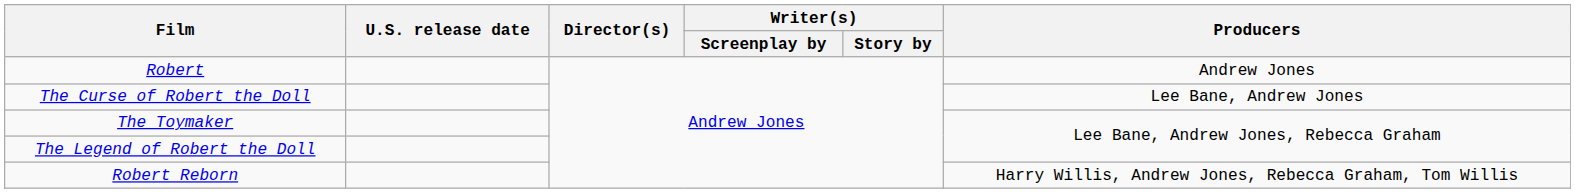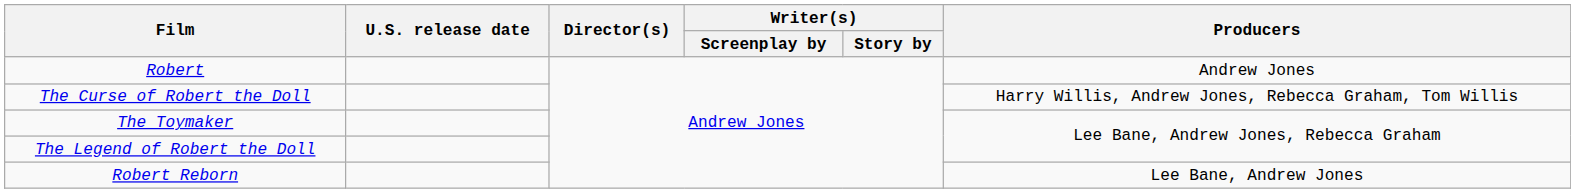(1257, 97) Lee Bane, Andrew Jones -> (1257, 97) Harry Willis, Andrew Jones, Rebecca Graham, Tom Willis
(1257, 175) Harry Willis, Andrew Jones, Rebecca Graham, Tom Willis -> (1257, 175) Lee Bane, Andrew Jones
